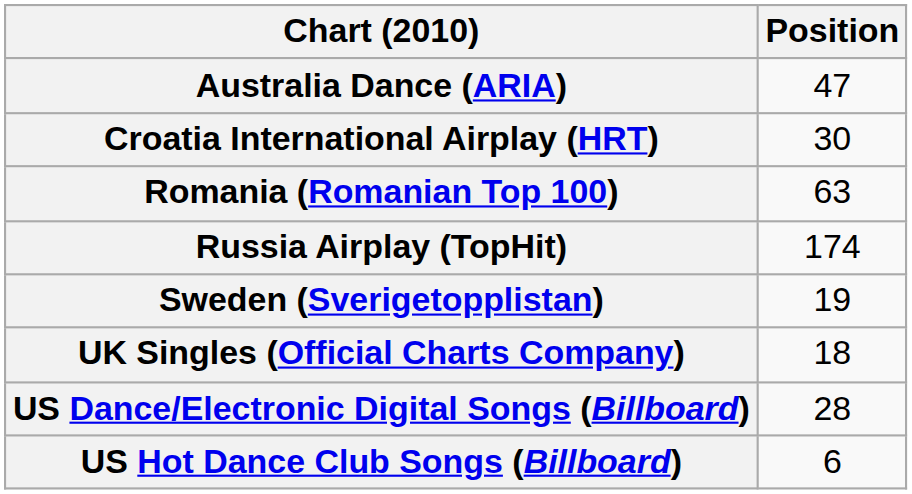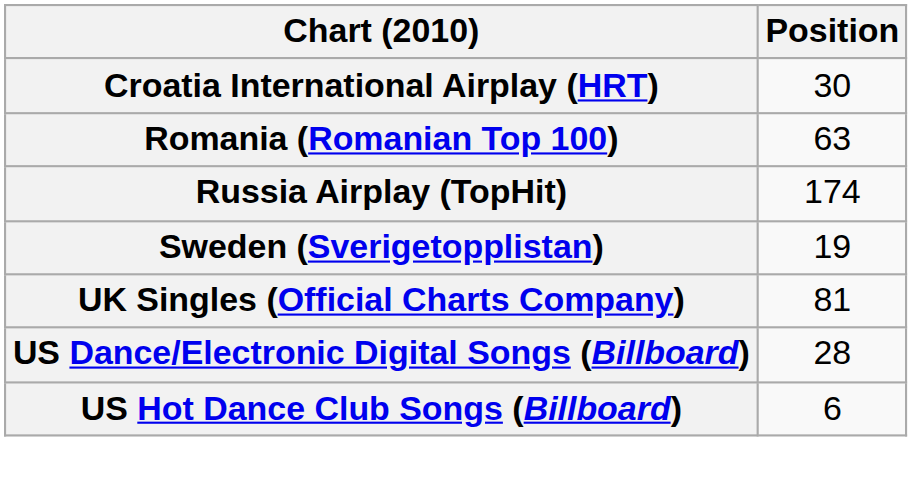- row: (381, 85)
(832, 354) 18 -> (832, 300) 81
